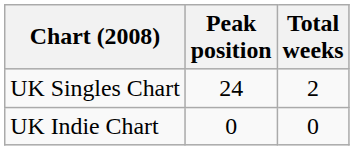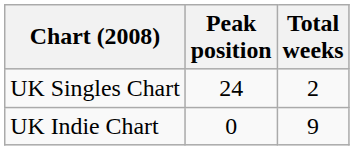(313, 125) 0 -> (313, 125) 9
